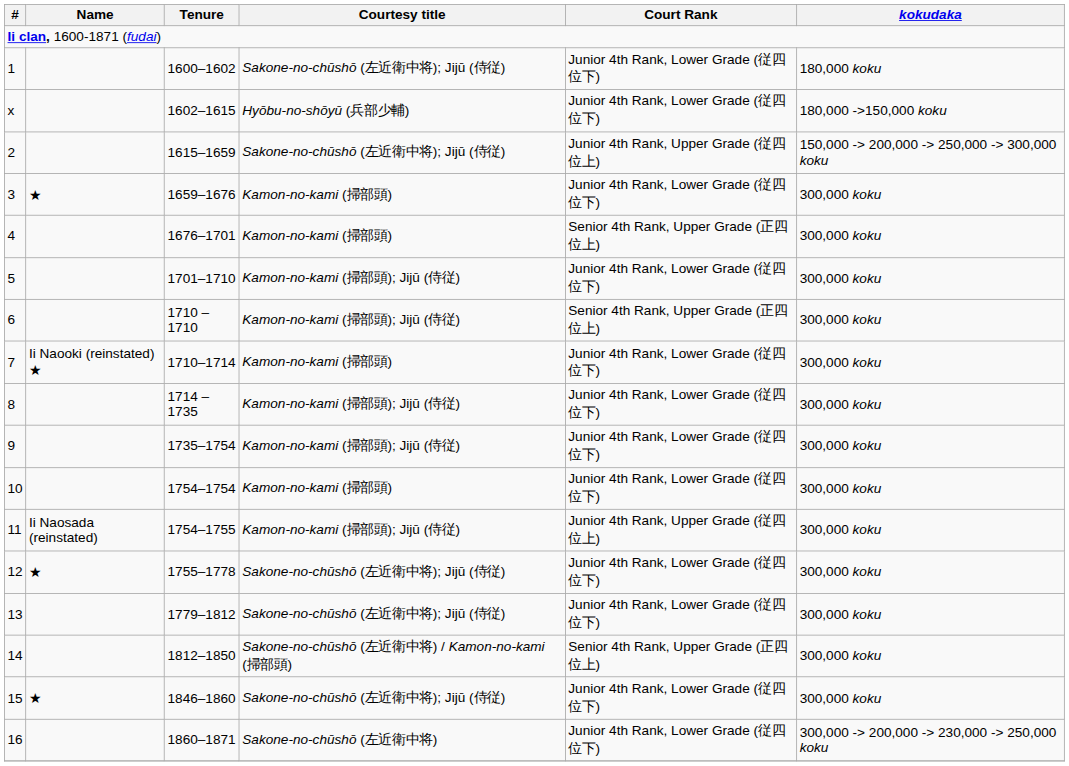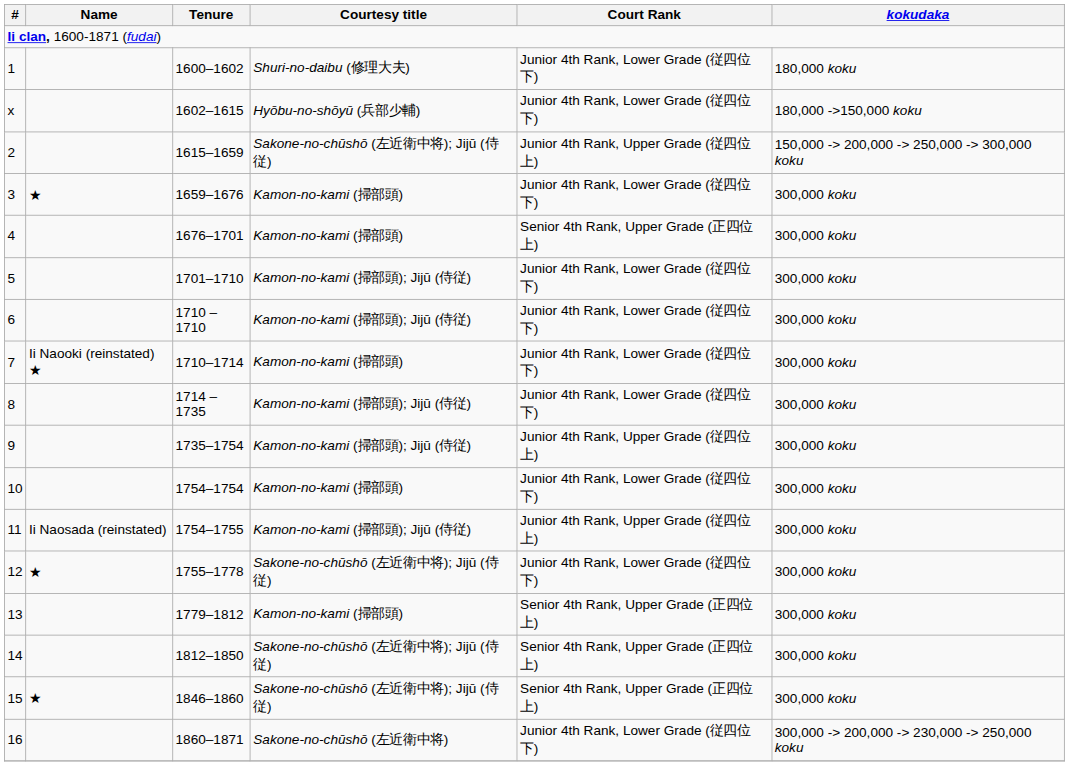(374, 68) Sakone-no-chūshō (左近衛中将); Jijū (侍従) -> (332, 68) Shuri-no-daibu (修理大夫)
(678, 320) Senior 4th Rank, Upper Grade (正四位上) -> (635, 320) Junior 4th Rank, Lower Grade (従四位下)
(677, 445) Junior 4th Rank, Lower Grade (従四位下) -> (635, 445) Junior 4th Rank, Upper Grade (従四位上)
(374, 613) Sakone-no-chūshō (左近衛中将); Jijū (侍従) -> (328, 613) Kamon-no-kami (掃部頭)
(677, 613) Junior 4th Rank, Lower Grade (従四位下) -> (636, 613) Senior 4th Rank, Upper Grade (正四位上)
(393, 655) Sakone-no-chūshō (左近衛中将) / Kamon-no-kami (掃部頭) -> (376, 655) Sakone-no-chūshō (左近衛中将); Jijū (侍従)
(677, 697) Junior 4th Rank, Lower Grade (従四位下) -> (636, 697) Senior 4th Rank, Upper Grade (正四位上)
